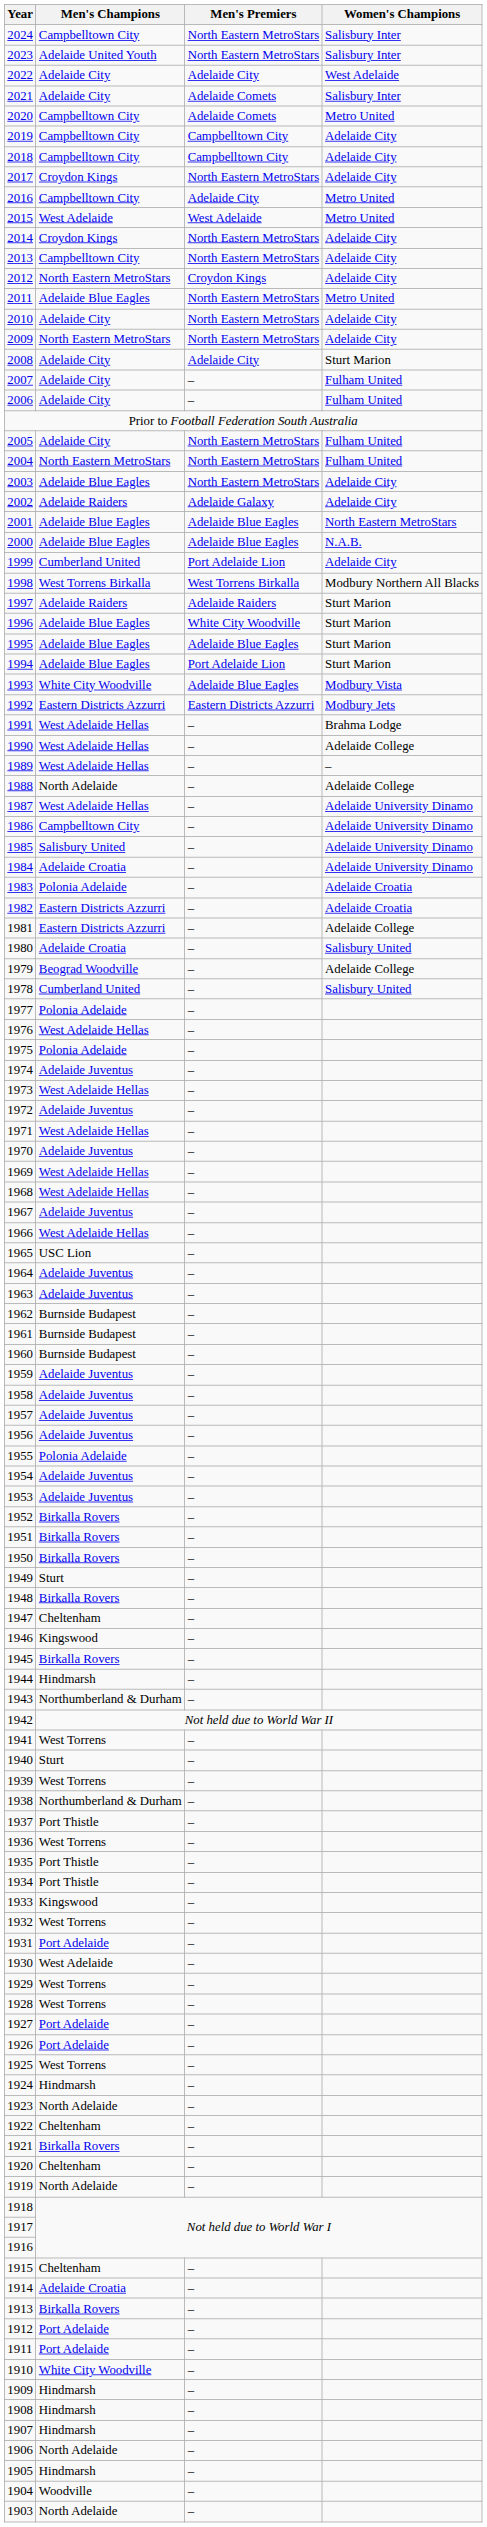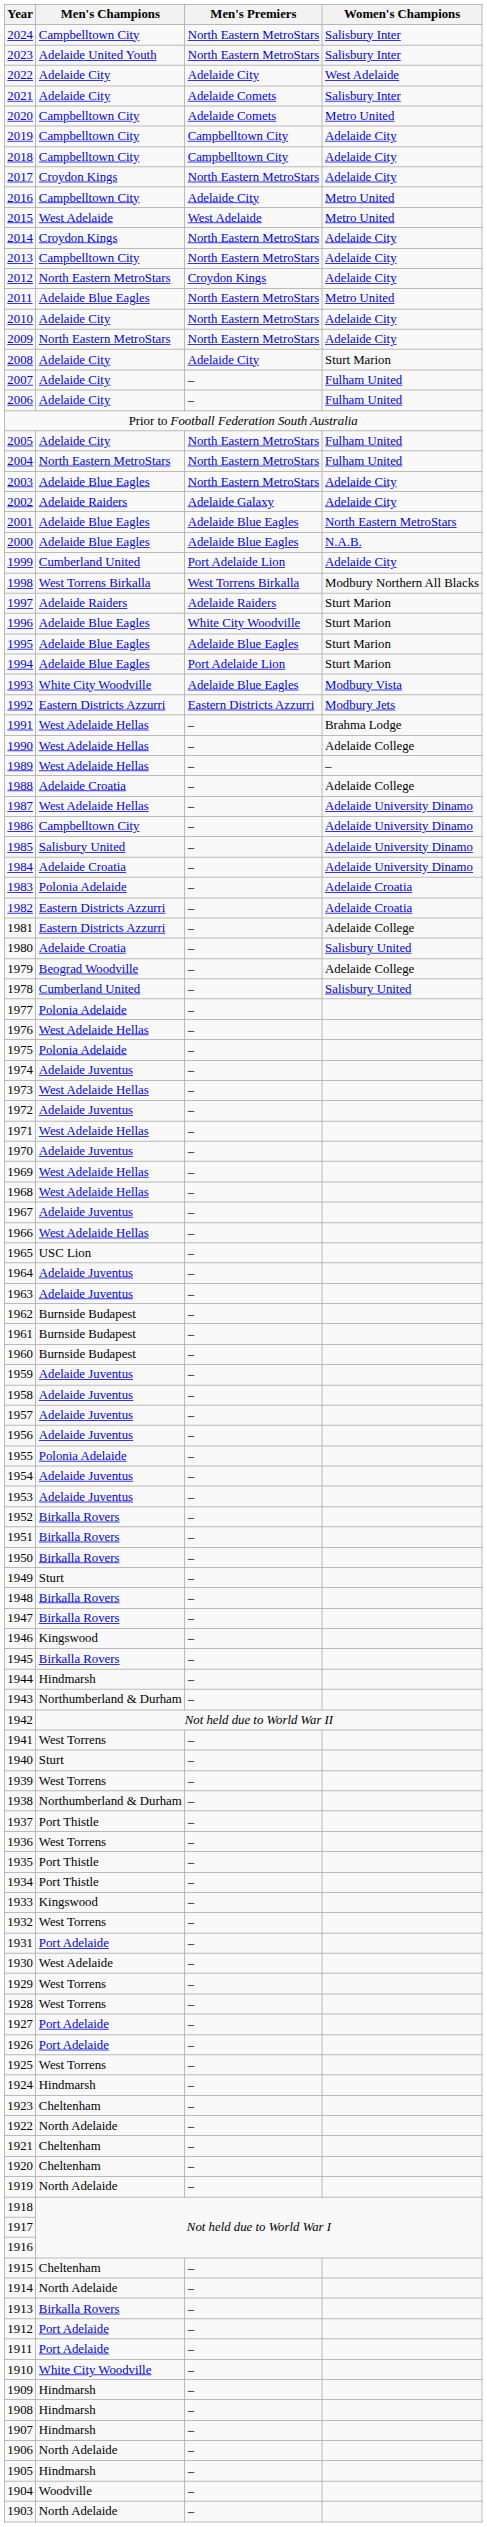(78, 786) North Adelaide -> (82, 786) Adelaide Croatia
(70, 1618) Cheltenham -> (79, 1618) Birkalla Rovers
(78, 2105) North Adelaide -> (70, 2105) Cheltenham
(70, 2125) Cheltenham -> (78, 2125) North Adelaide
(79, 2146) Birkalla Rovers -> (70, 2146) Cheltenham
(82, 2288) Adelaide Croatia -> (78, 2288) North Adelaide
